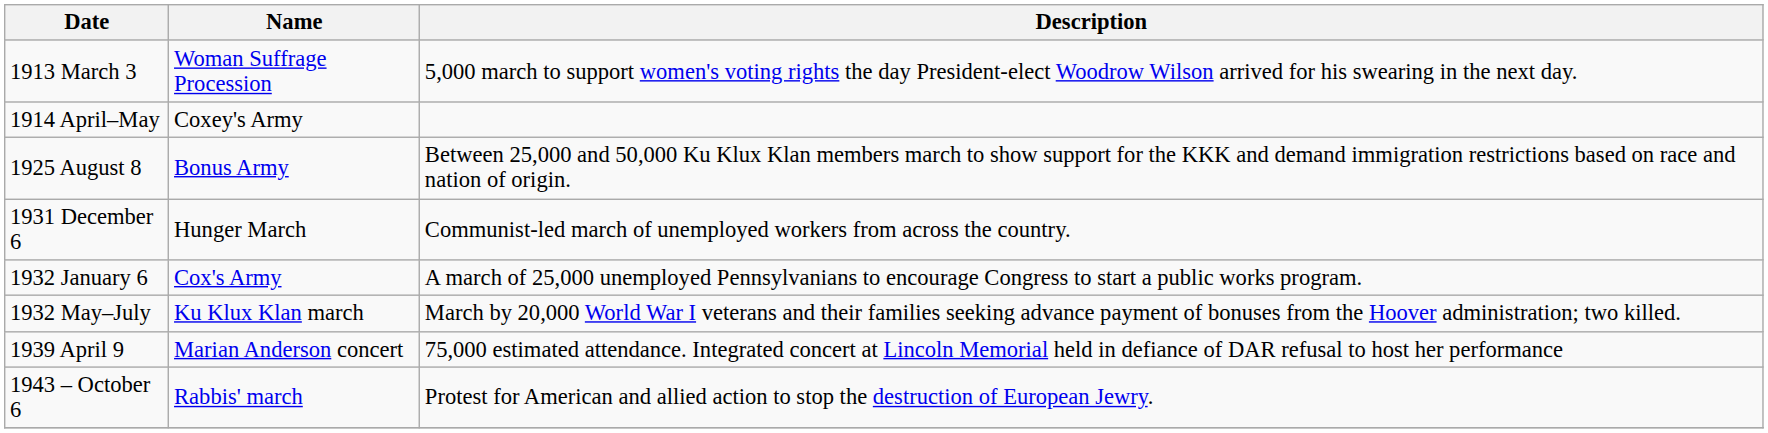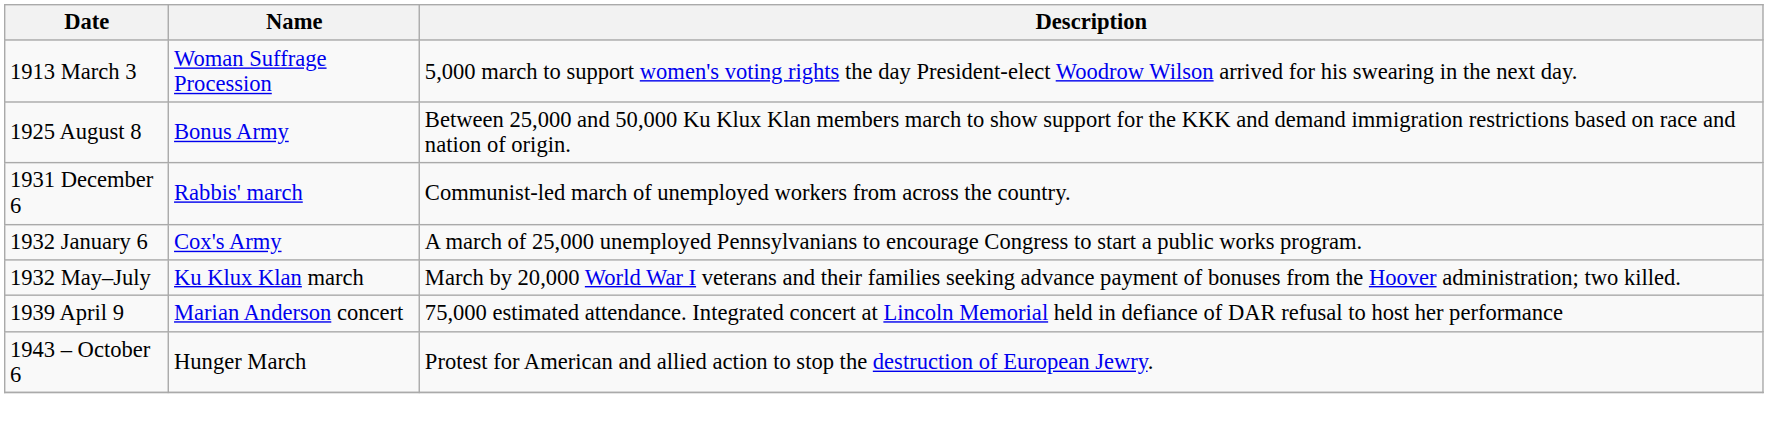- row: (85, 119)
(240, 228) Hunger March -> (238, 193) Rabbis' march
(238, 397) Rabbis' march -> (240, 361) Hunger March
